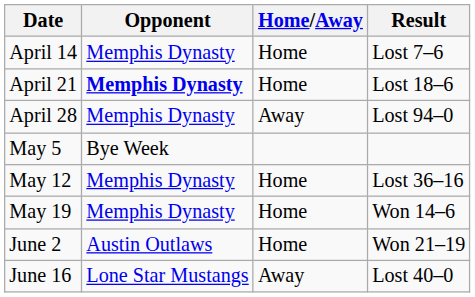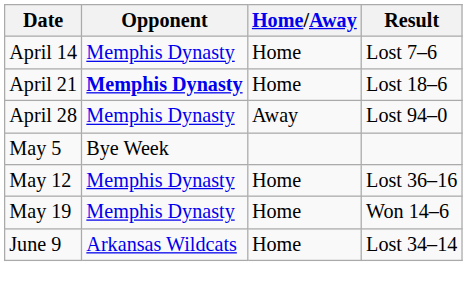- row: (35, 244)
+ row: (35, 244)
- row: (40, 276)
